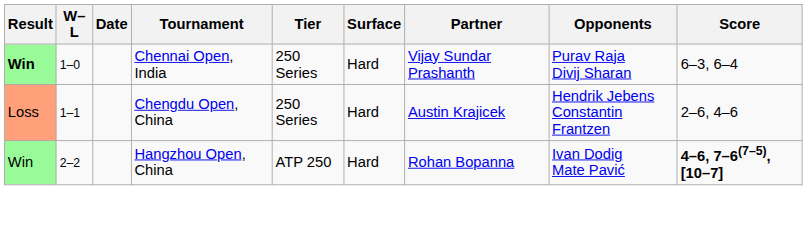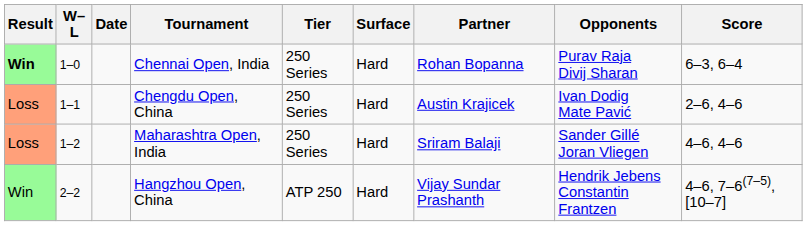(449, 64) Vijay Sundar Prashanth -> (470, 64) Rohan Bopanna
(603, 112) Hendrik Jebens Constantin Frantzen -> (595, 104) Ivan Dodig Mate Pavić
+ row: (198, 144)
(461, 162) Rohan Bopanna -> (459, 192) Vijay Sundar Prashanth
(588, 162) Ivan Dodig Mate Pavić -> (609, 192) Hendrik Jebens Constantin Frantzen
(726, 162) bold -> (730, 192) normal
